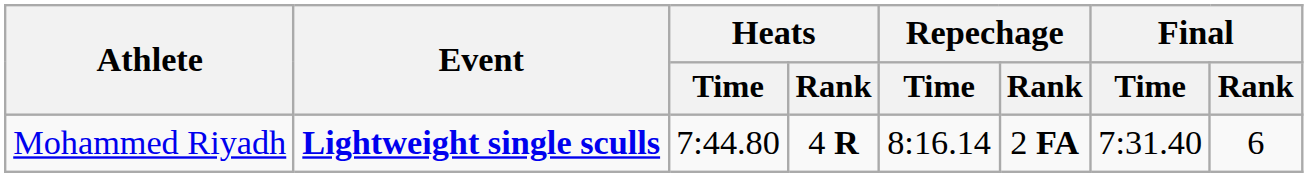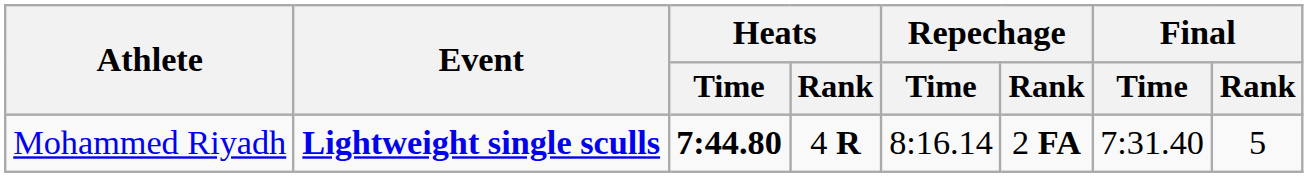(728, 143) normal -> (729, 143) bold
(1256, 143) 6 -> (1258, 143) 5
